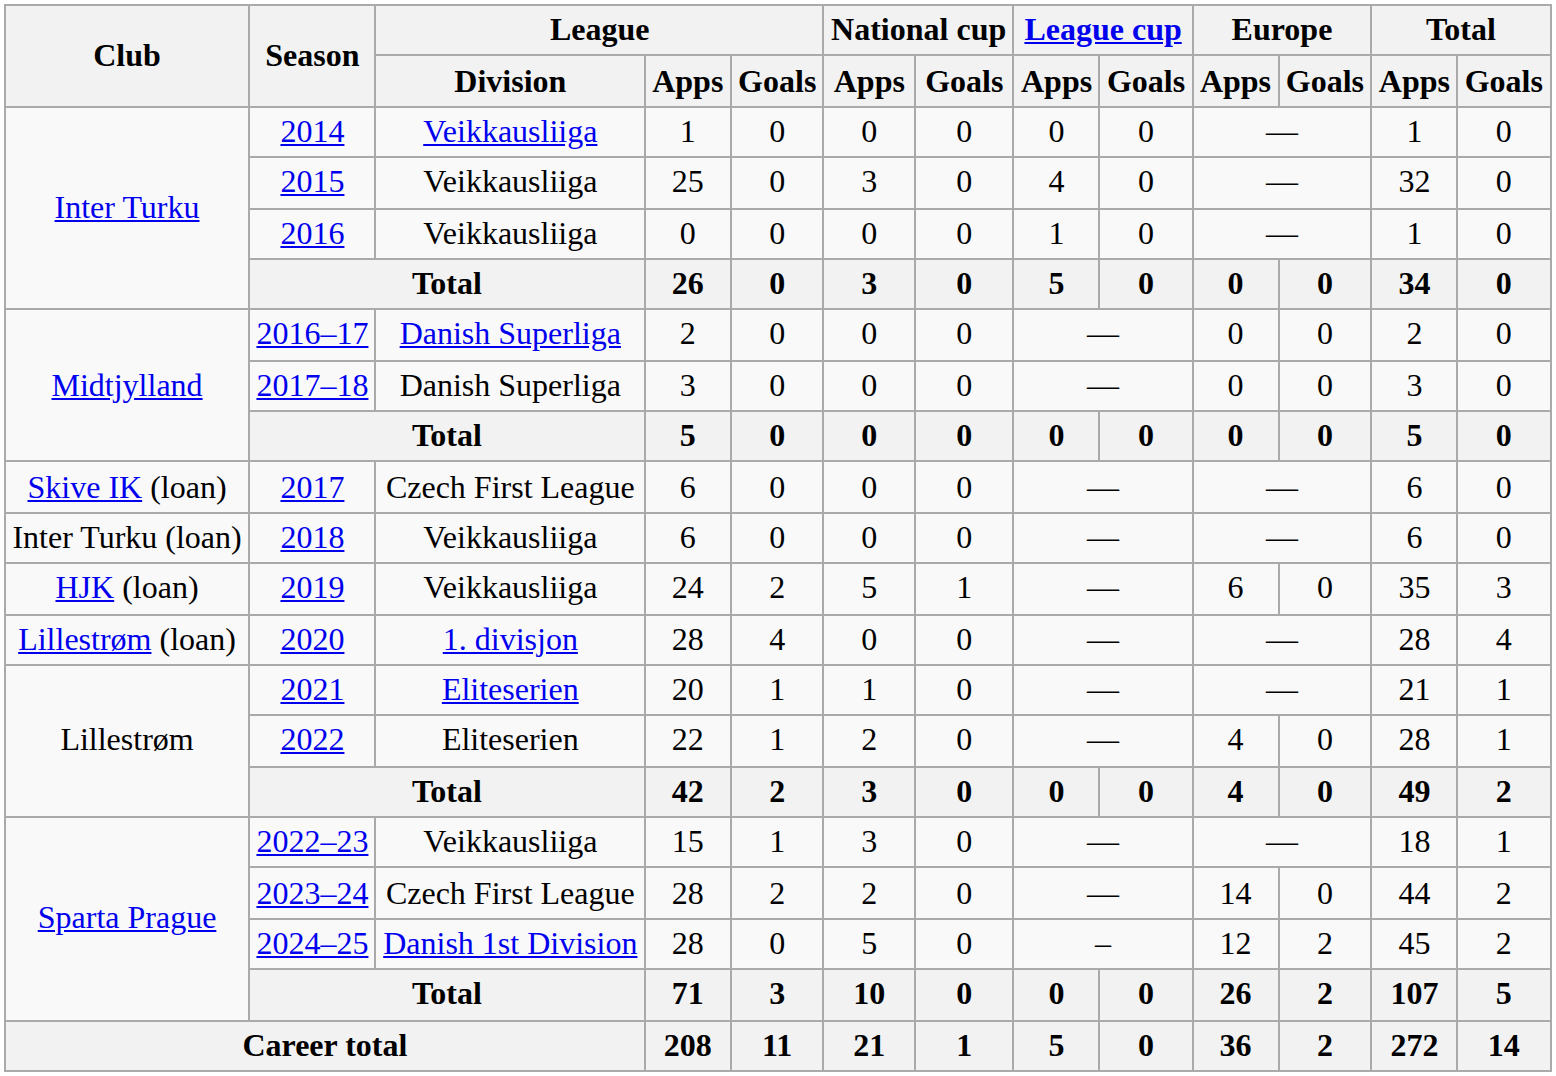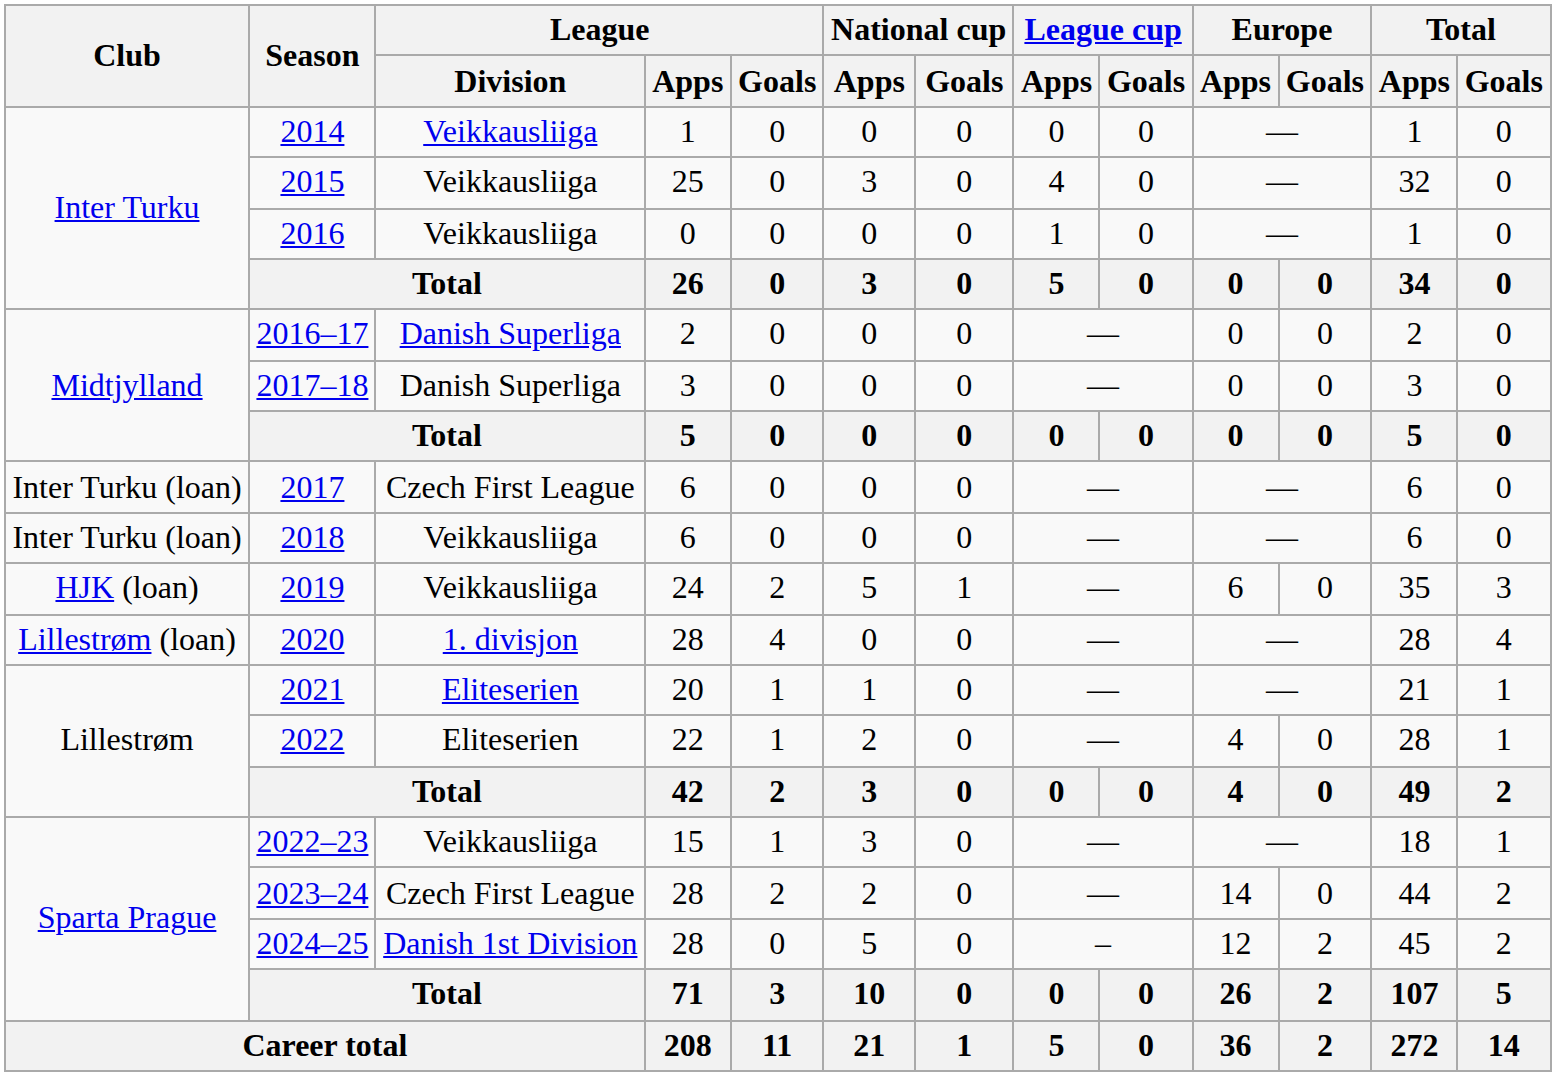(127, 486) Skive IK (loan) -> (127, 486) Inter Turku (loan)
